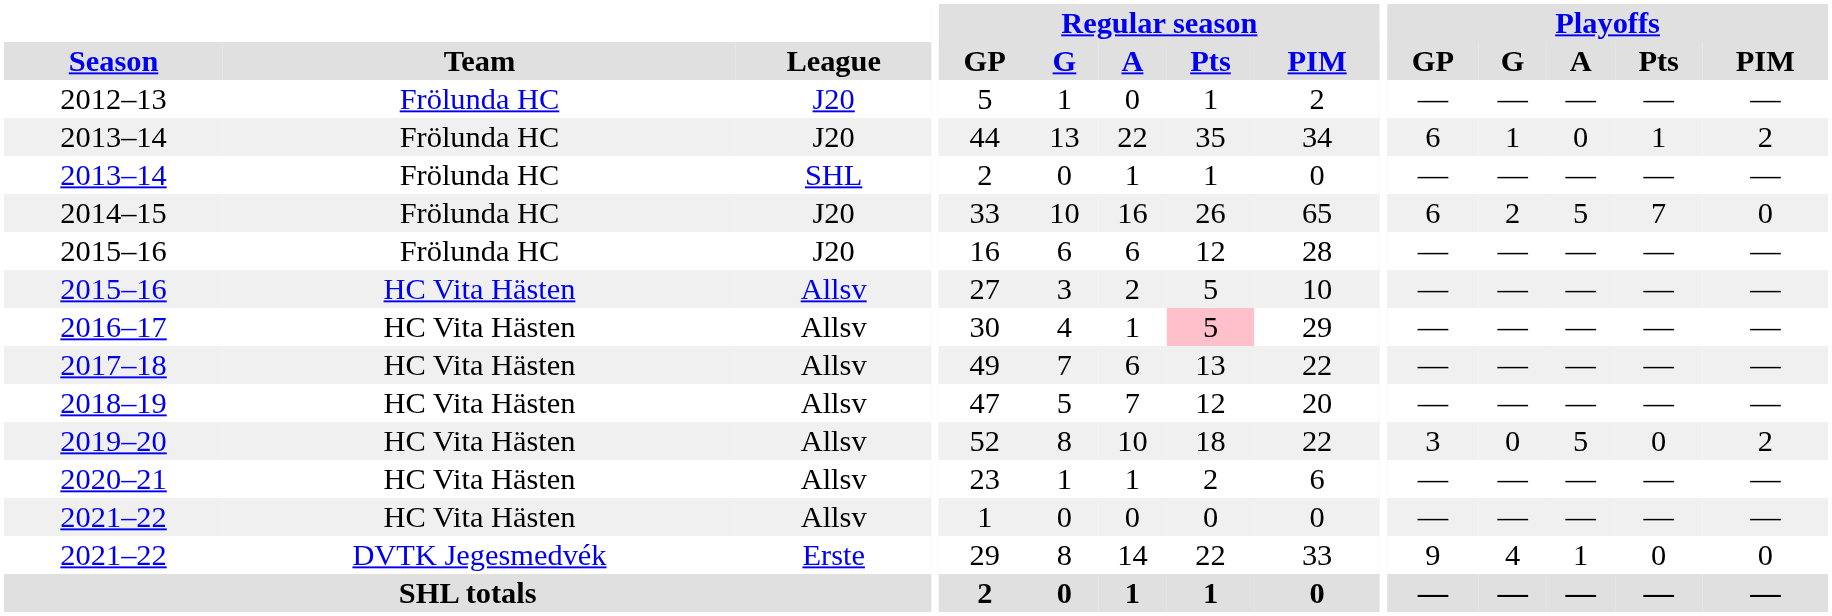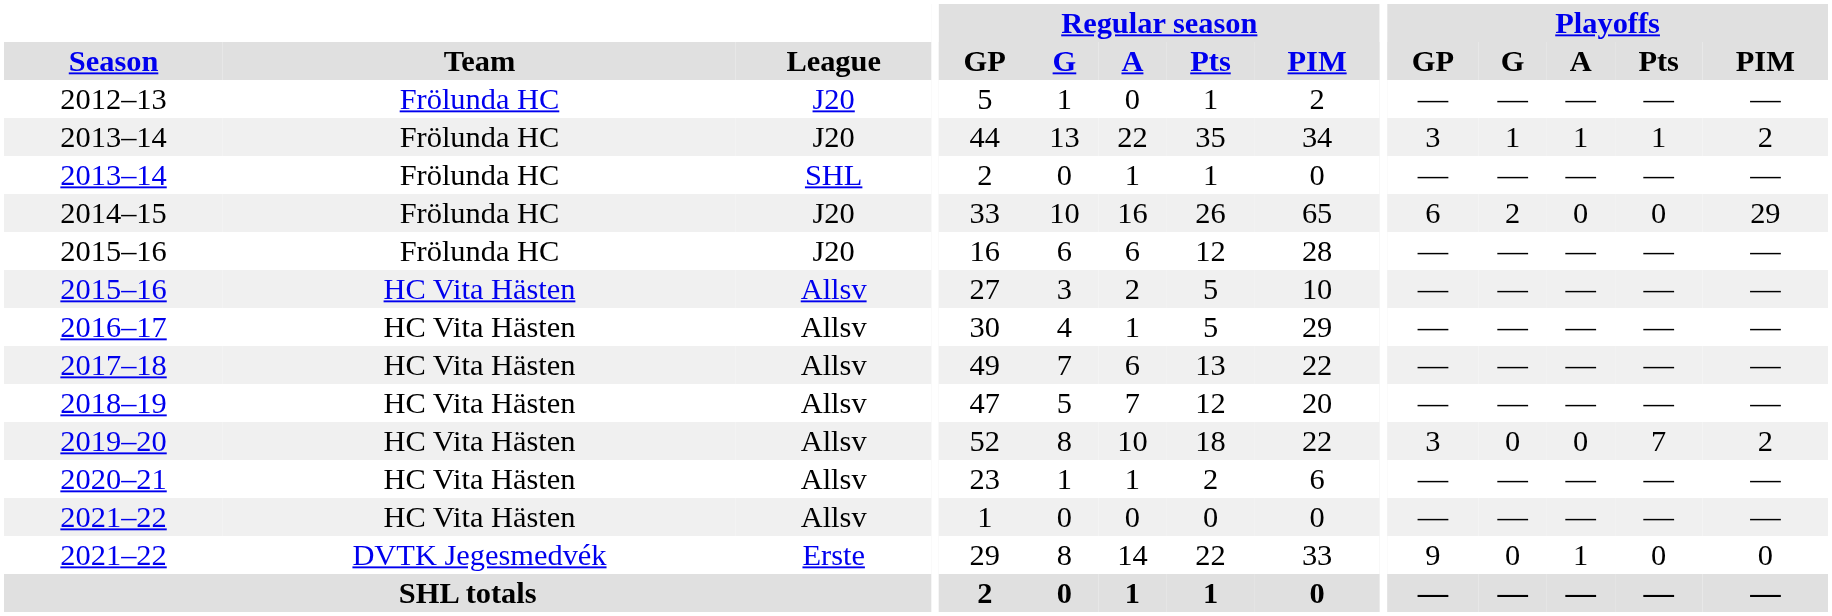(1433, 136) 6 -> (1433, 136) 3
(1581, 136) 0 -> (1581, 136) 1
(1581, 212) 5 -> (1581, 212) 0
(1659, 212) 7 -> (1659, 212) 0
(1765, 212) 0 -> (1765, 212) 29
(1210, 326) pink background -> (1210, 326) no background
(1581, 440) 5 -> (1581, 440) 0
(1659, 440) 0 -> (1659, 440) 7
(1513, 554) 4 -> (1513, 554) 0
